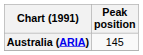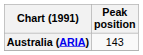(115, 42) 145 -> (115, 42) 143
